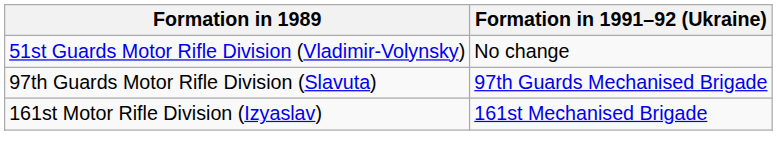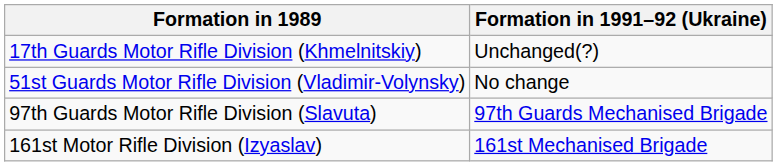+ row: (215, 51)
